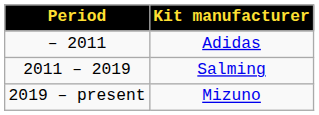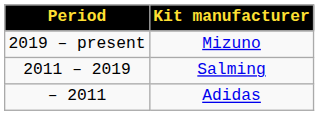rows swapped: (232, 44) <-> (232, 97)
